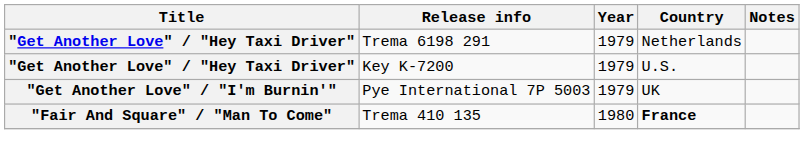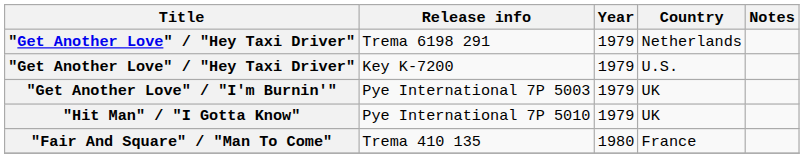+ row: (476, 116)
(669, 116) bold -> (669, 141) normal
